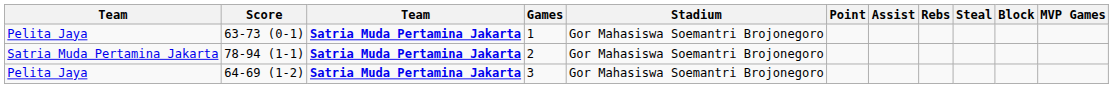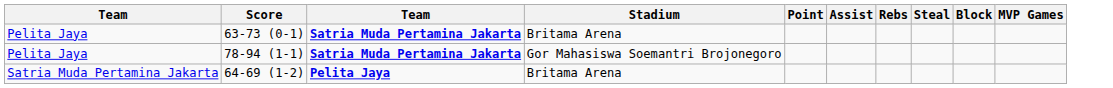- column: (545, 14)
(696, 34) Gor Mahasiswa Soemantri Brojonegoro -> (574, 34) Britama Arena
(113, 54) Satria Muda Pertamina Jakarta -> (47, 54) Pelita Jaya
(47, 73) Pelita Jaya -> (113, 73) Satria Muda Pertamina Jakarta
(416, 73) Satria Muda Pertamina Jakarta -> (350, 73) Pelita Jaya
(696, 73) Gor Mahasiswa Soemantri Brojonegoro -> (574, 73) Britama Arena
